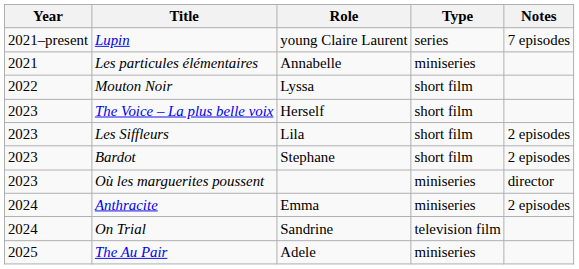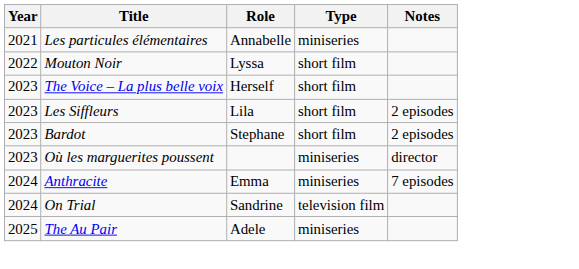- row: (112, 39)
(539, 205) 2 episodes -> (422, 181) 7 episodes
